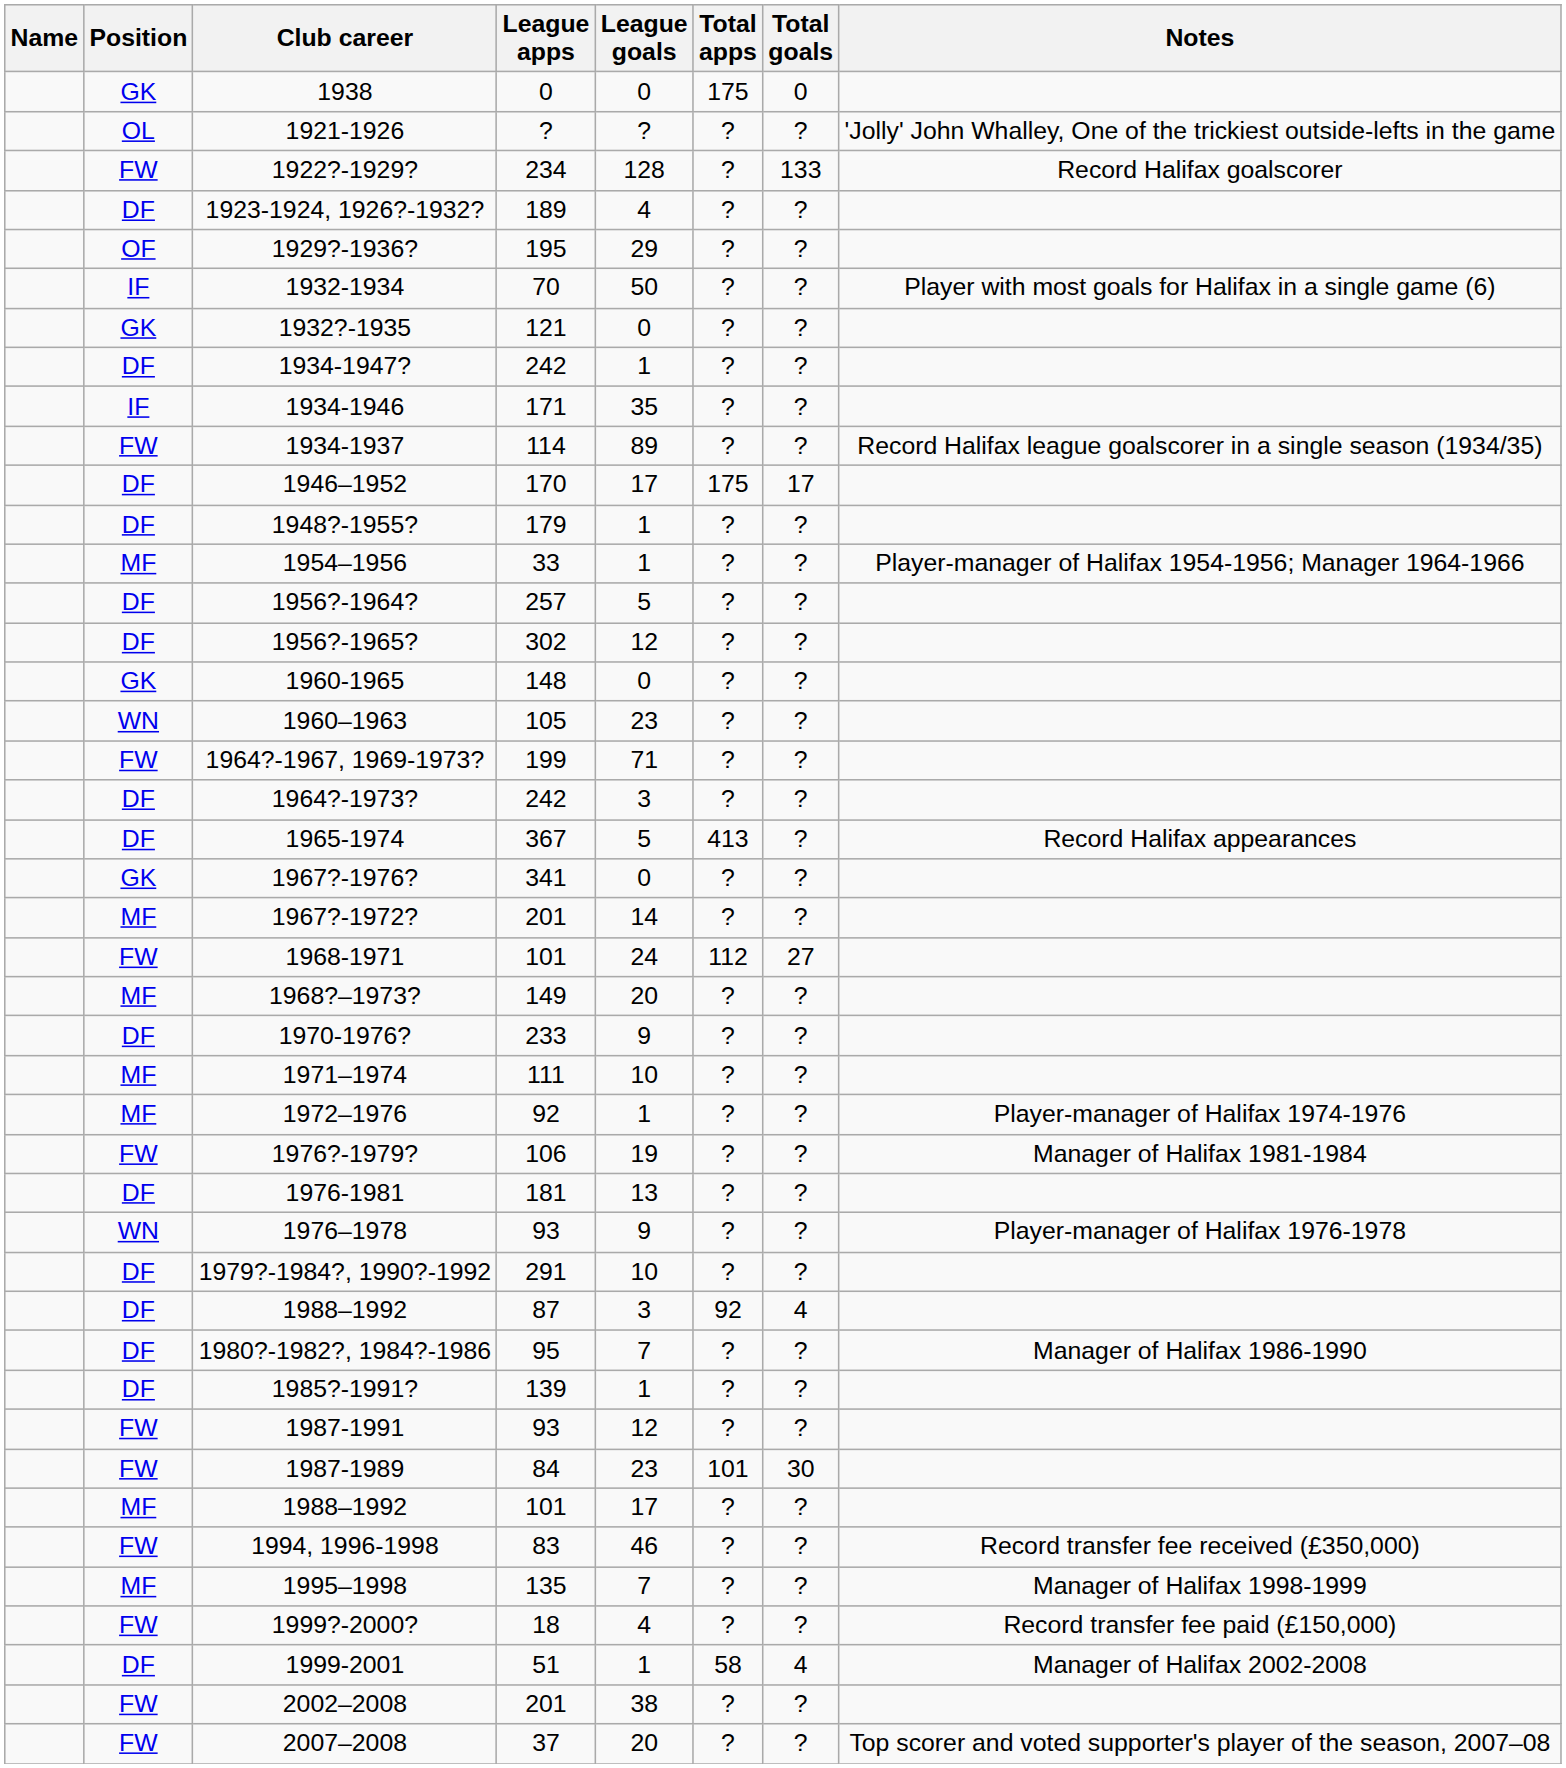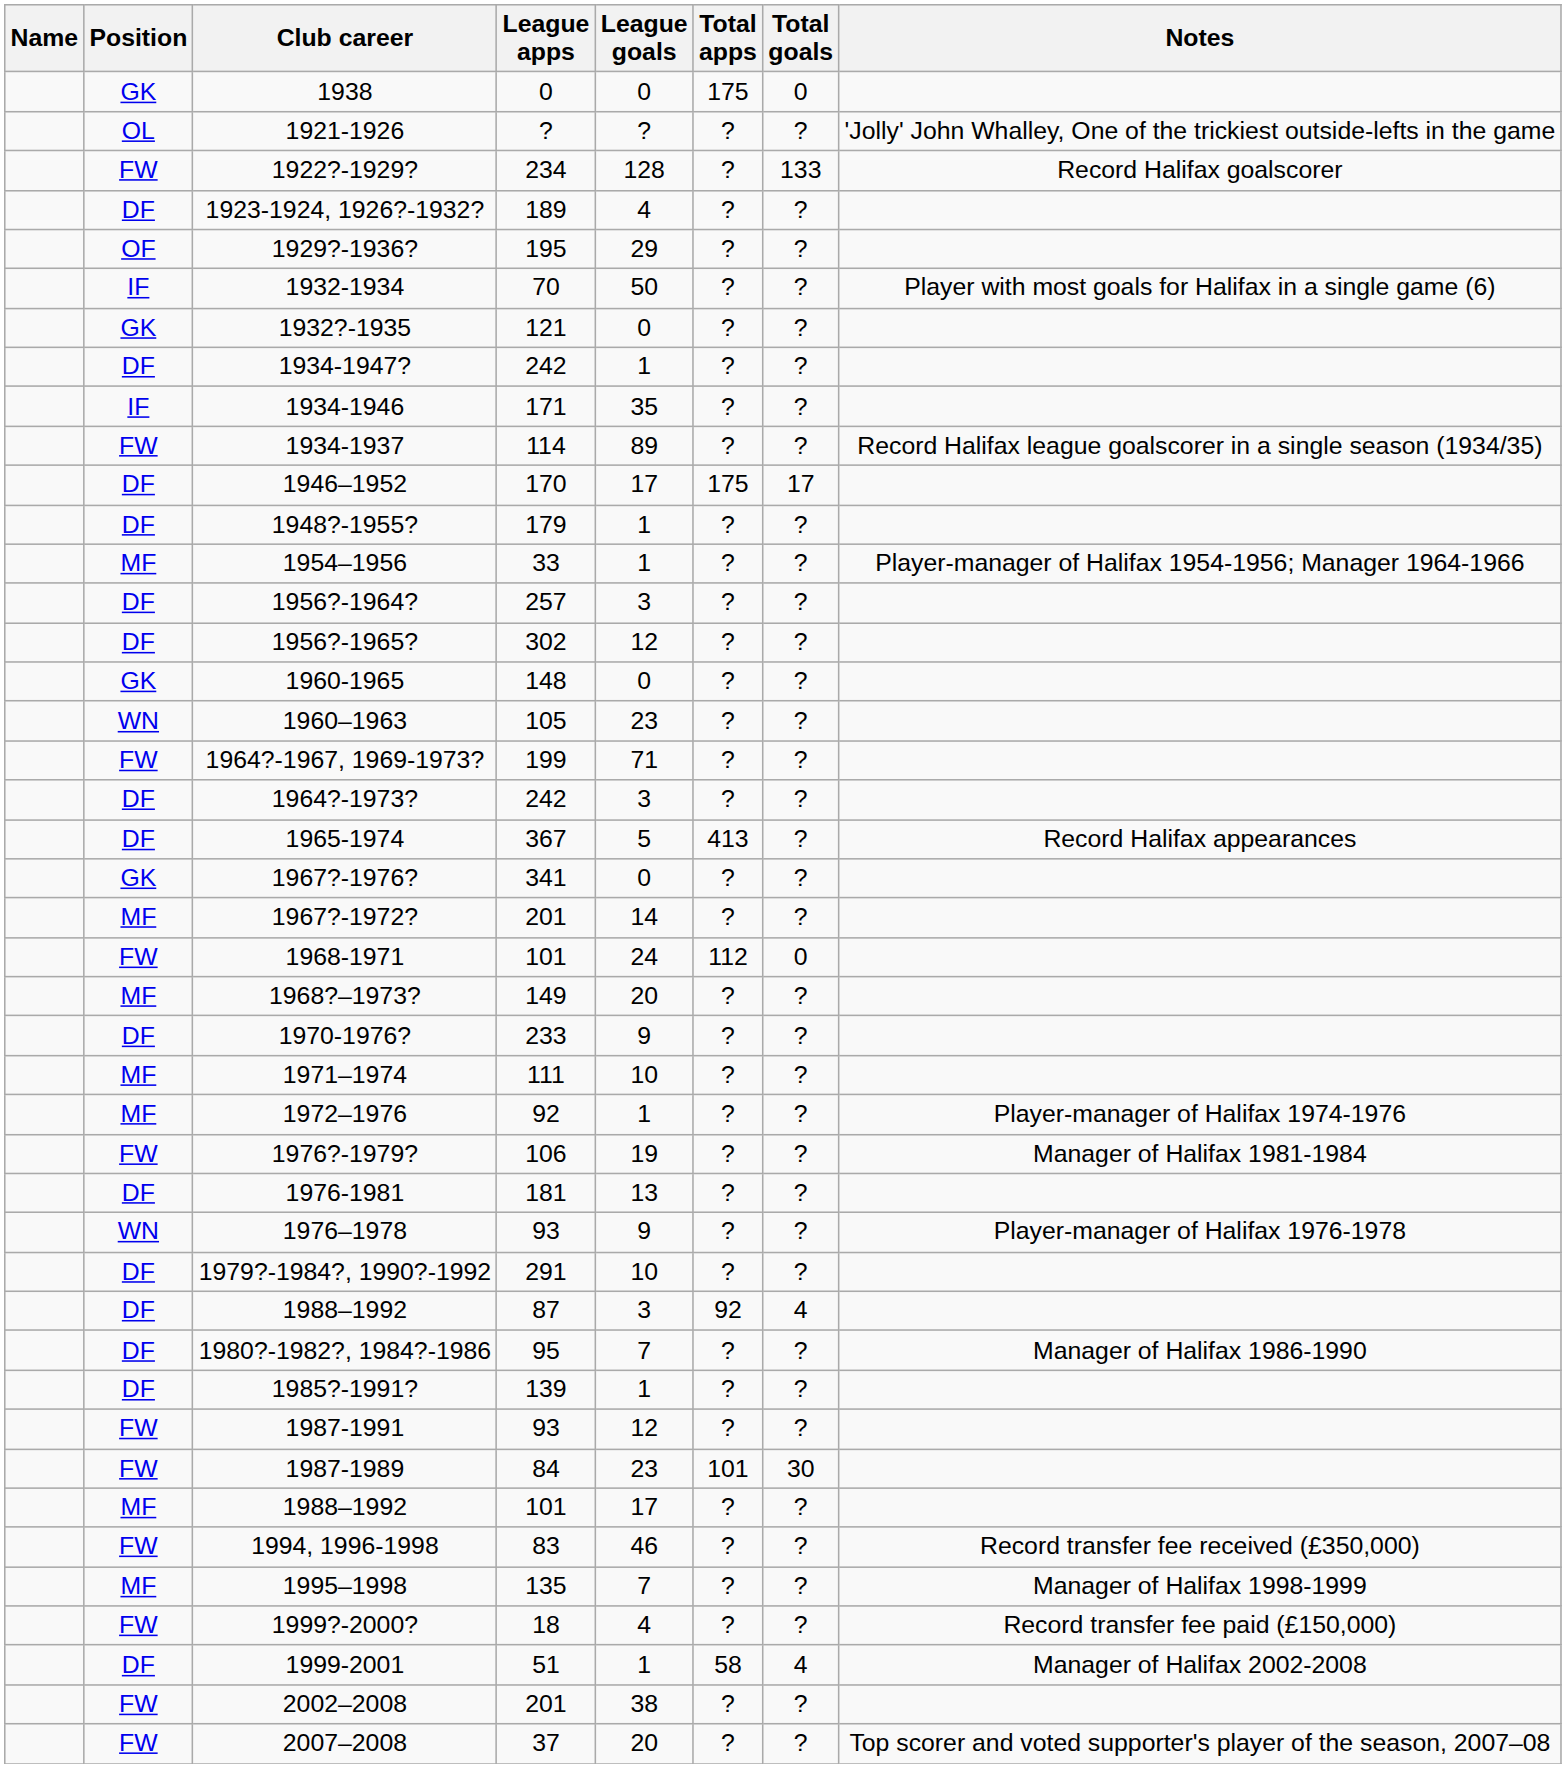(644, 602) 5 -> (644, 602) 3
(801, 956) 27 -> (801, 956) 0
